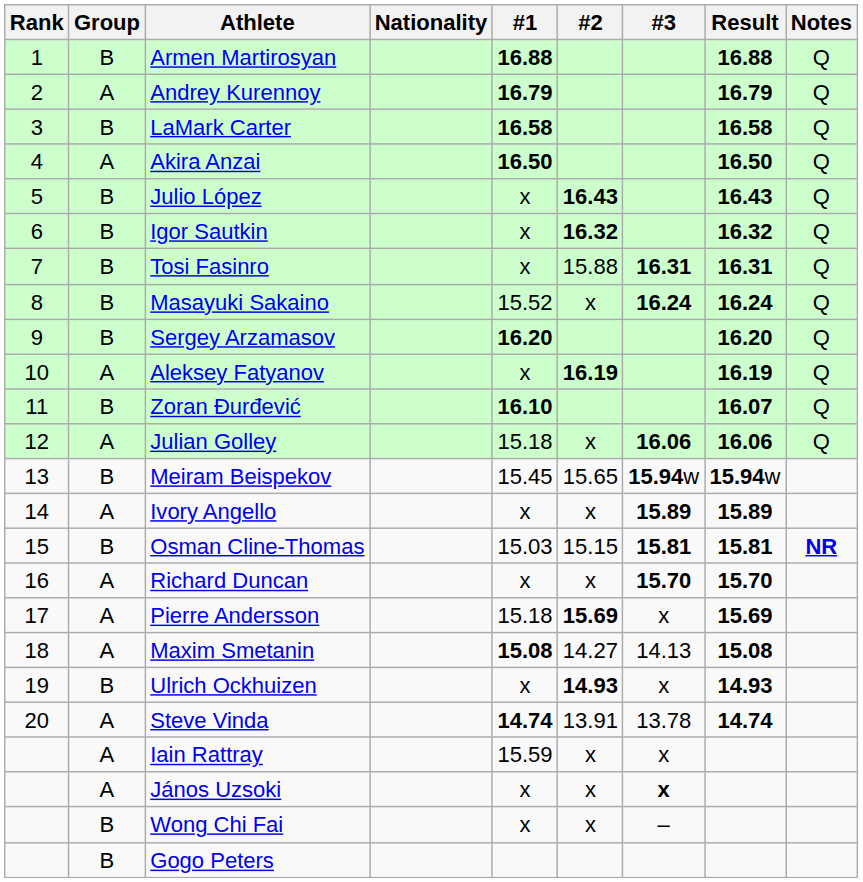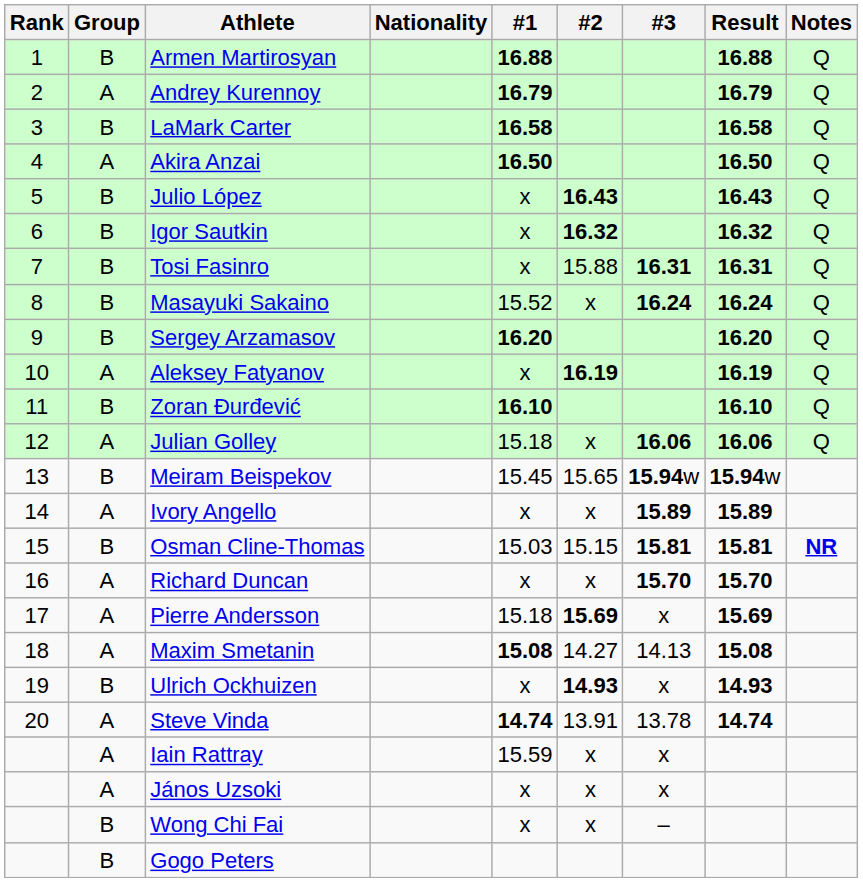(745, 406) 16.07 -> (745, 406) 16.10
(664, 790) bold -> (664, 790) normal
